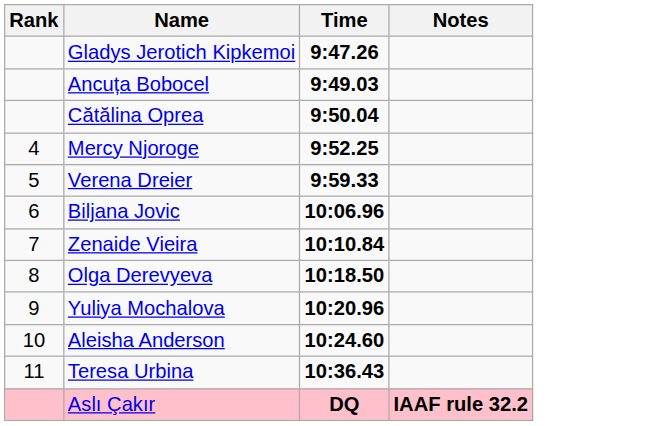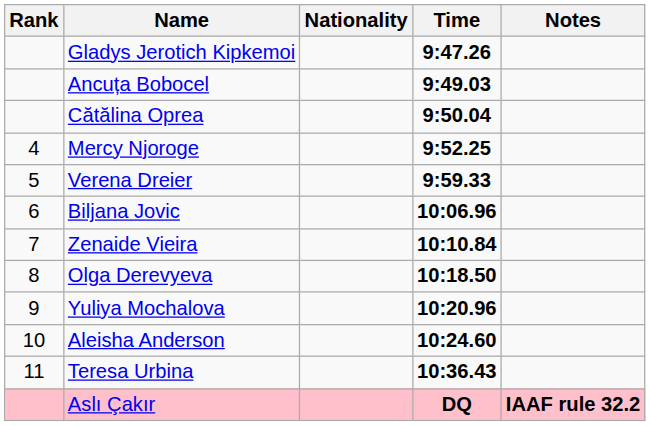+ column: (356, 20)
